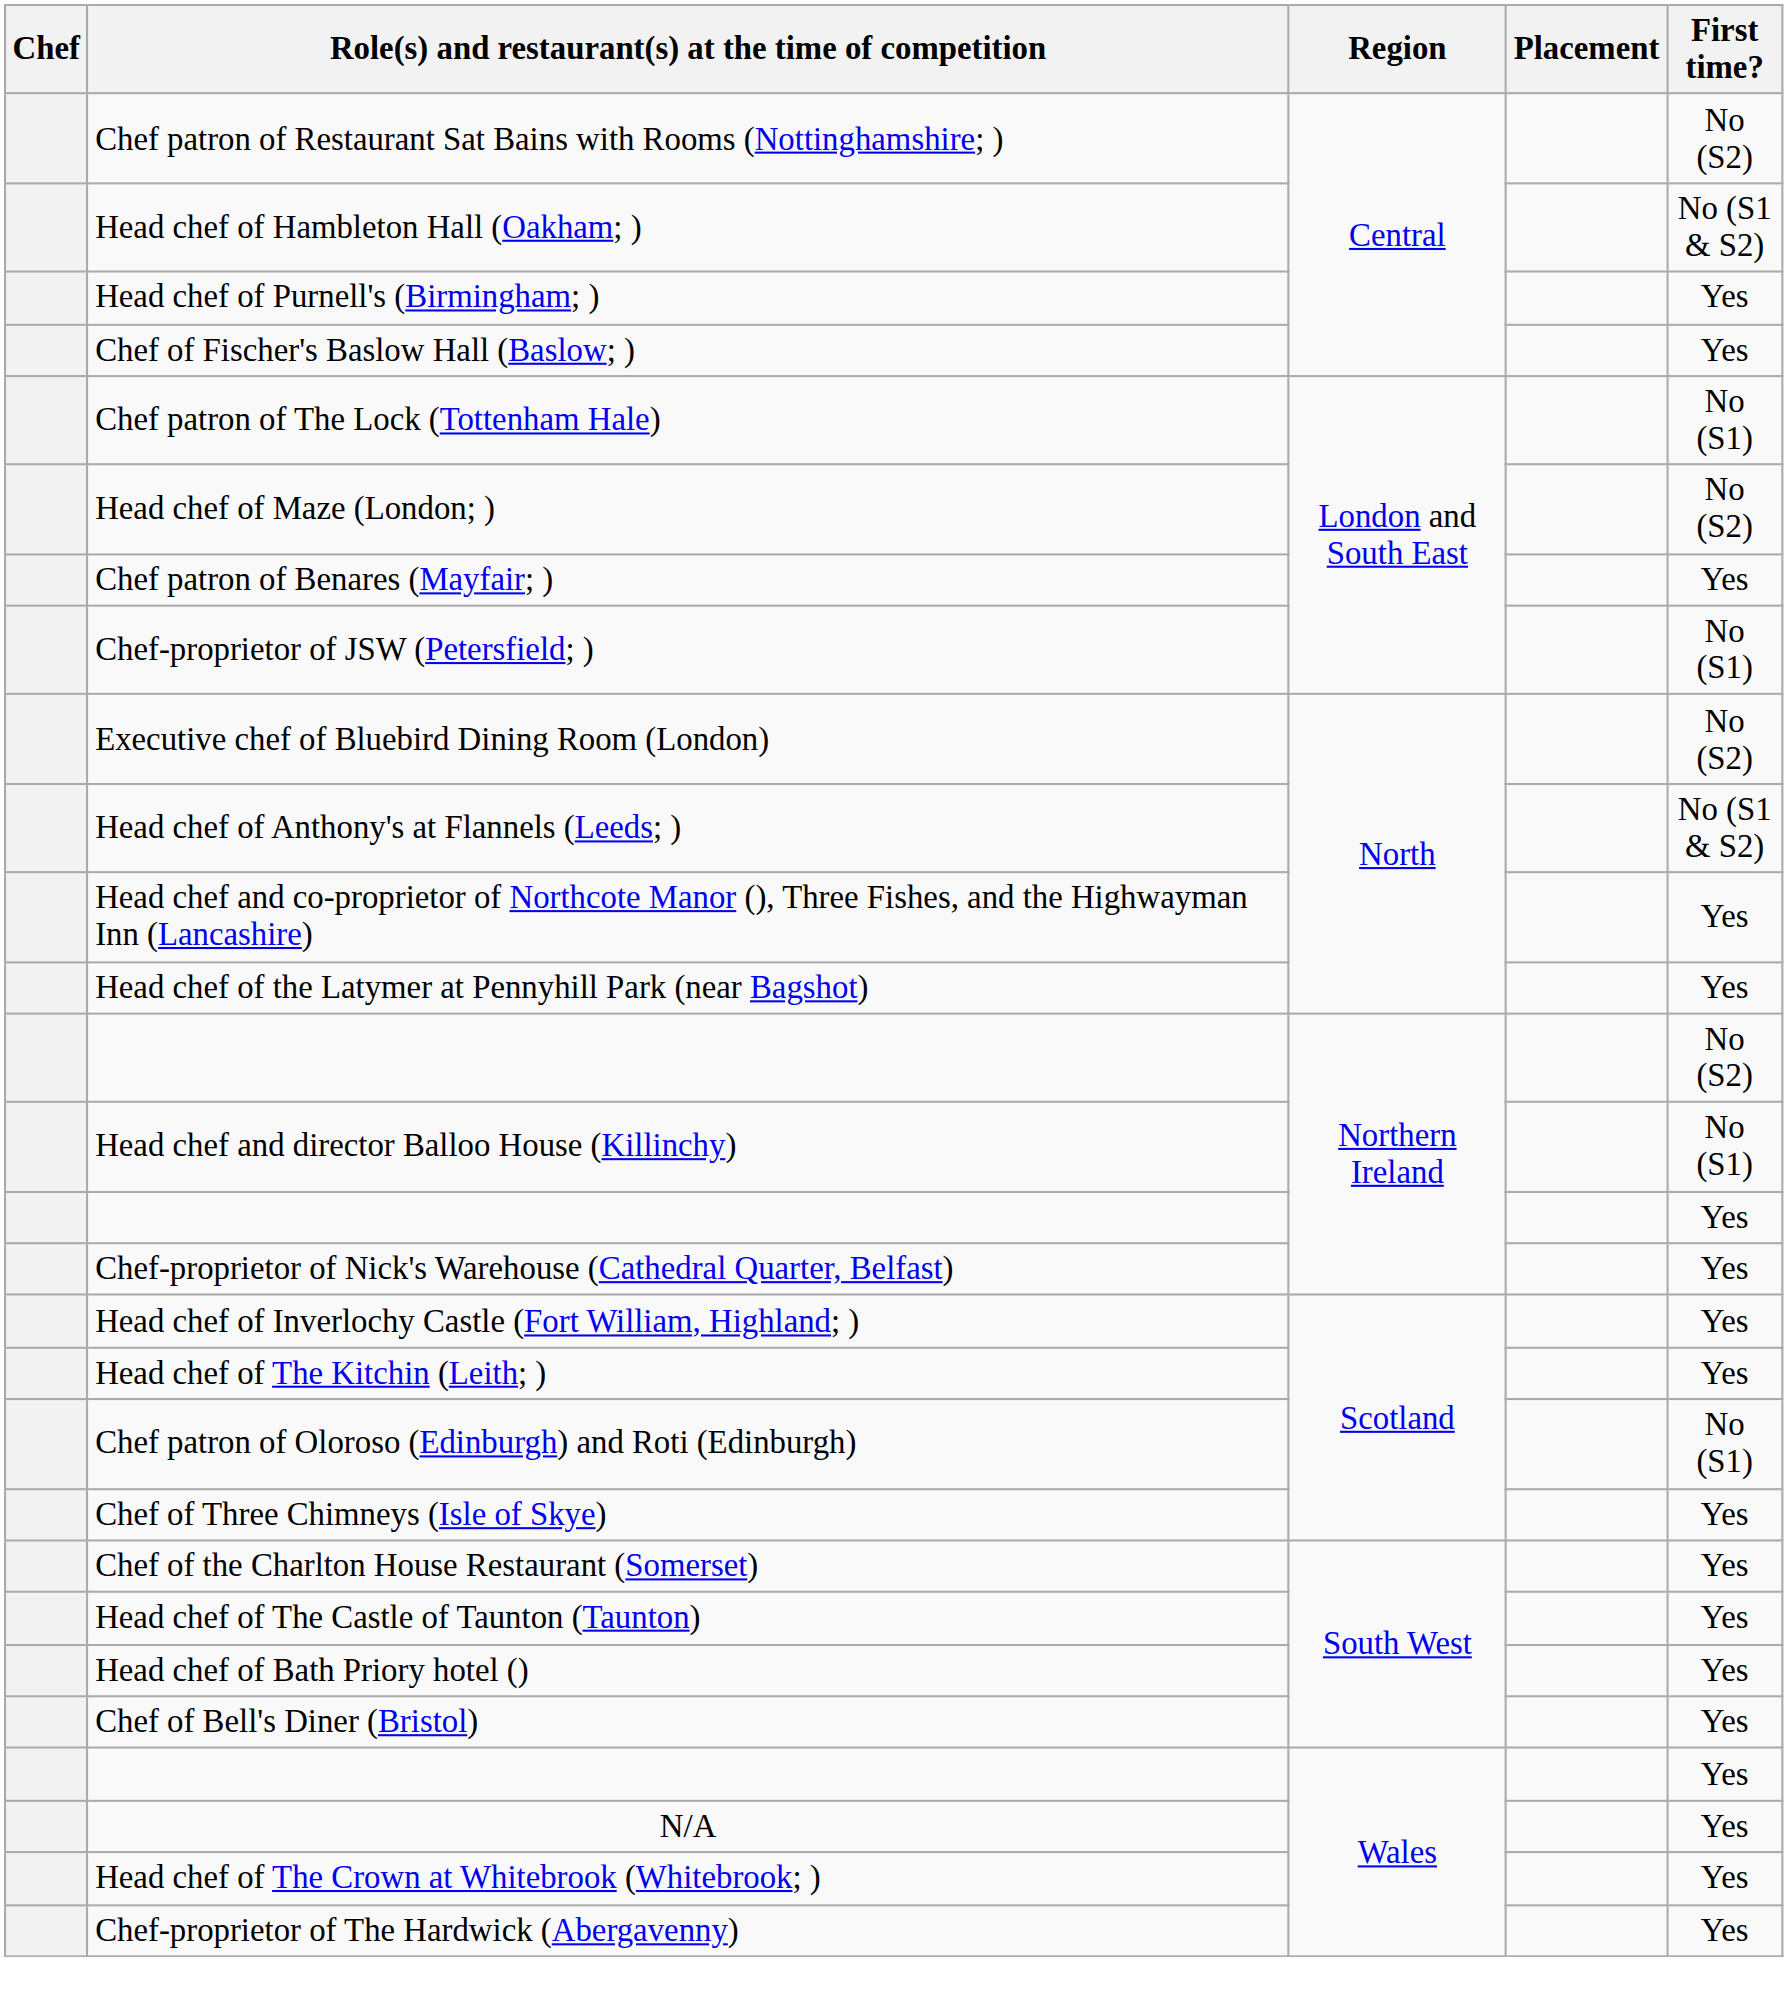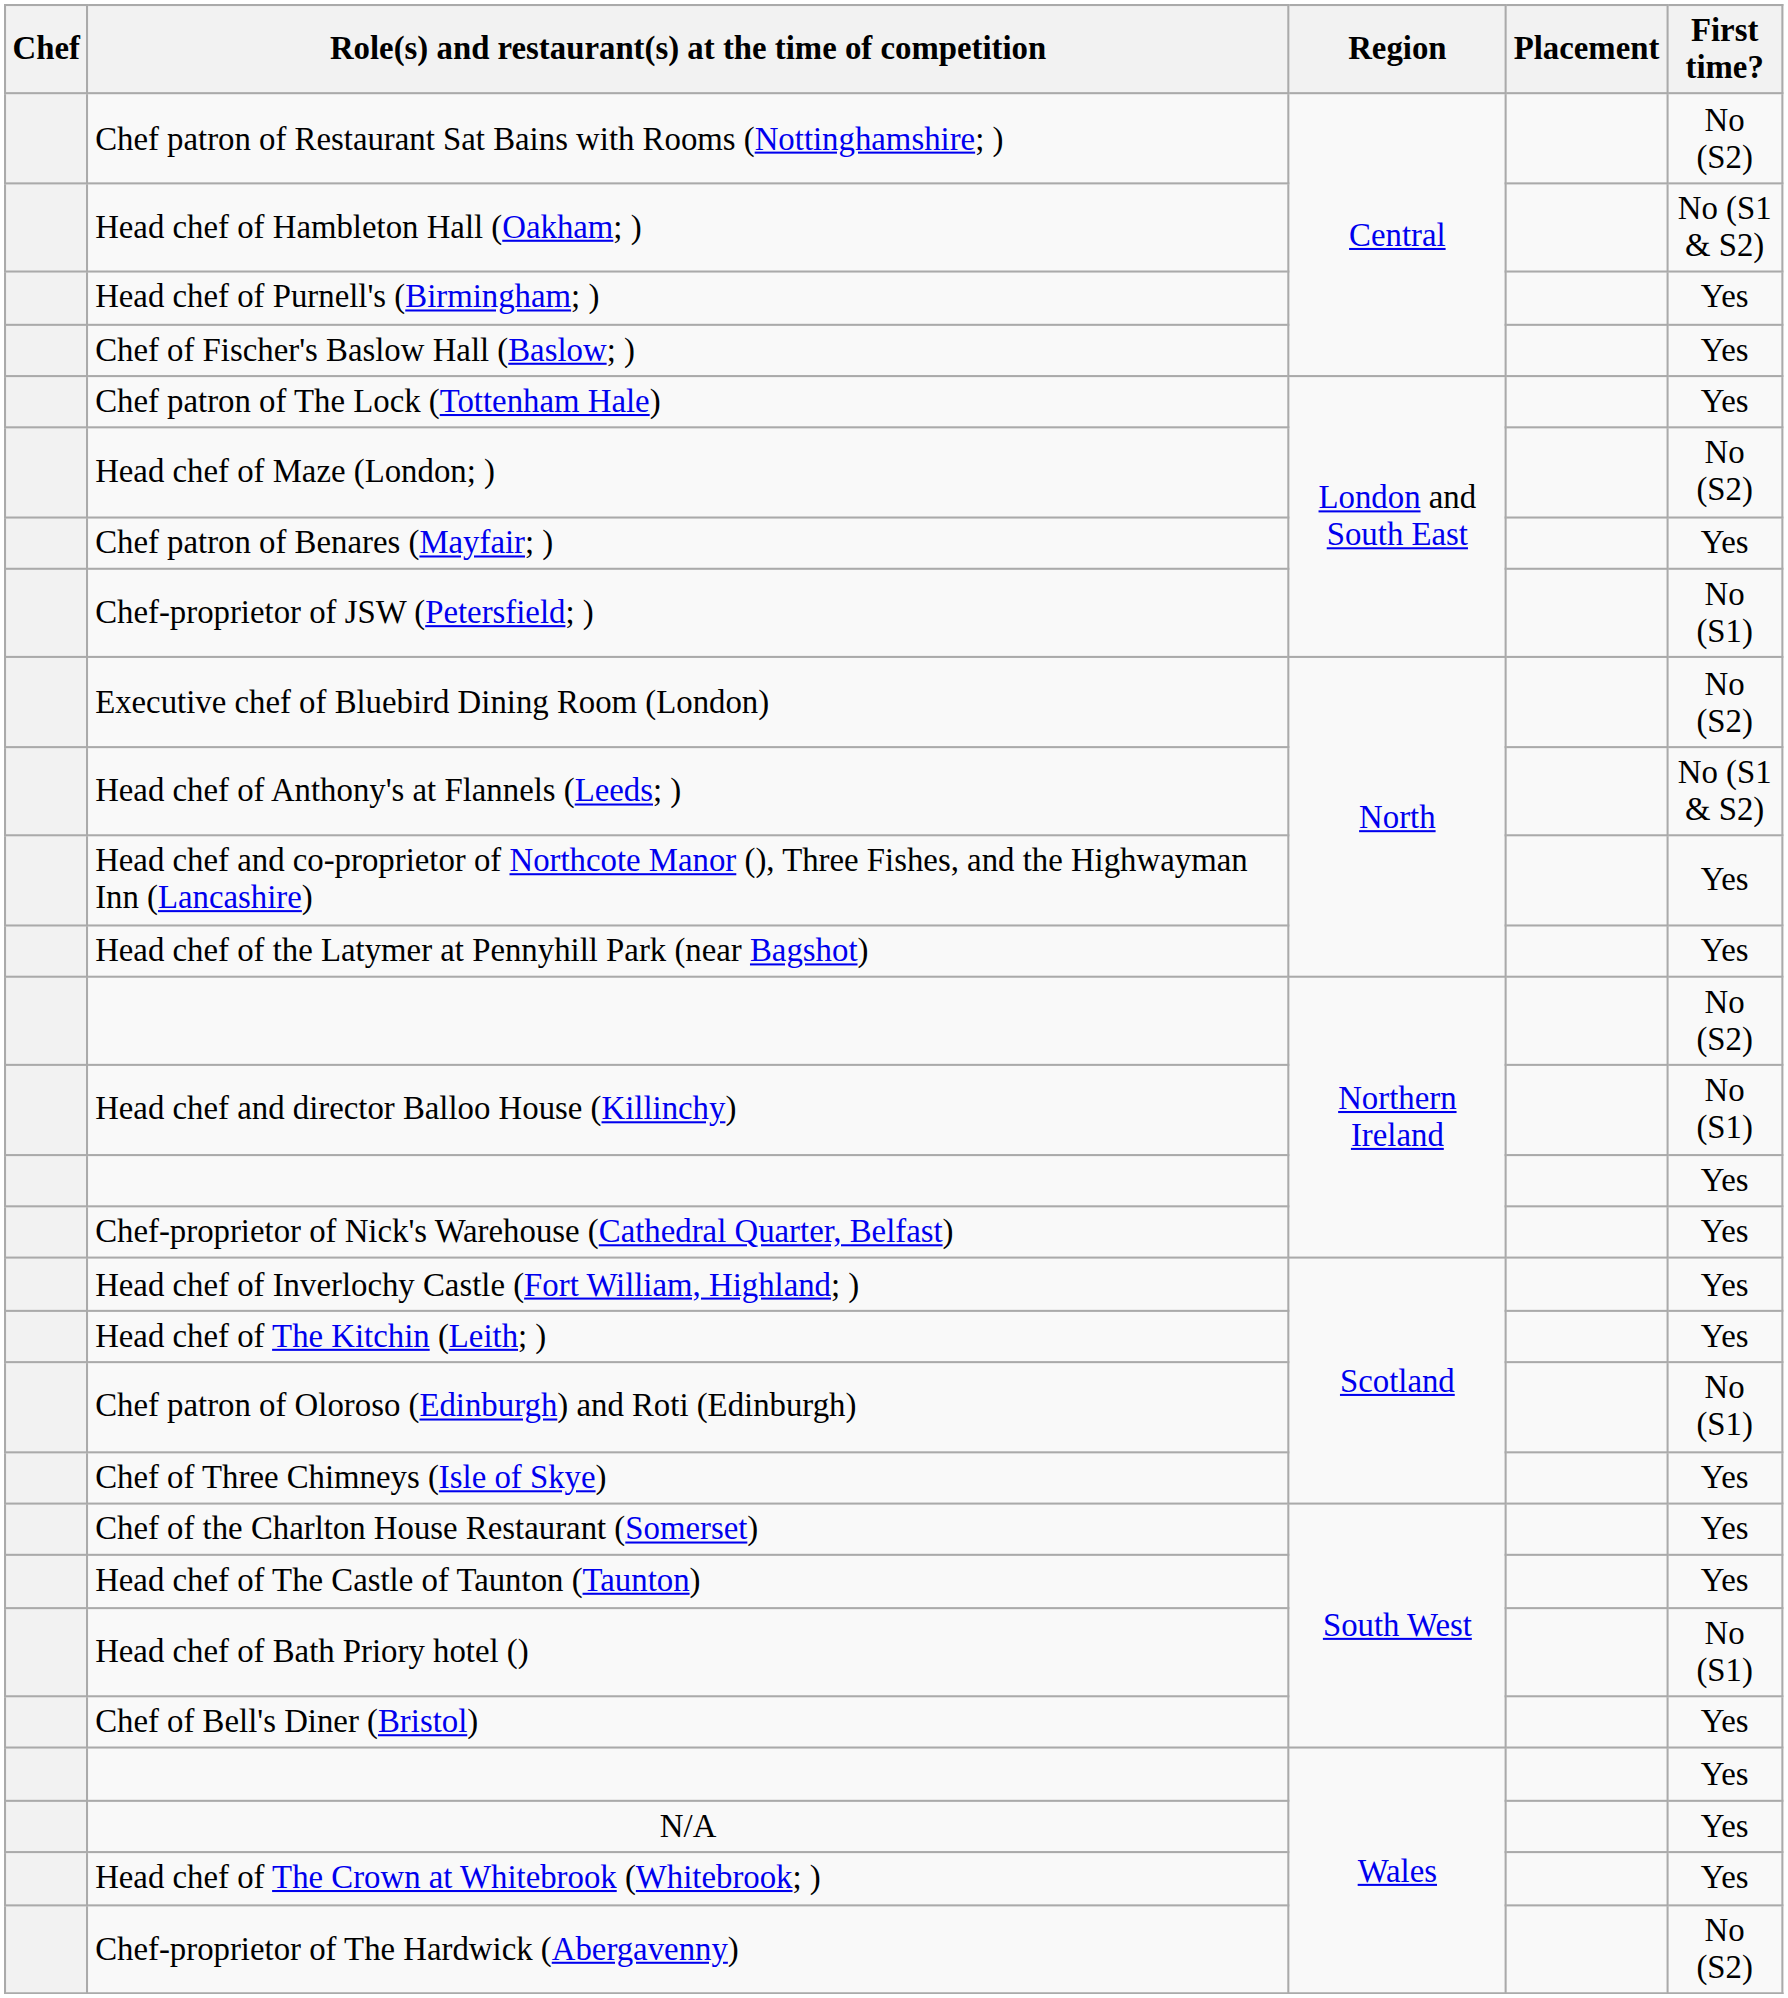(1725, 419) No (S1) -> (1725, 401) Yes
(1725, 1669) Yes -> (1725, 1651) No (S1)
(1725, 1929) Yes -> (1725, 1948) No (S2)
